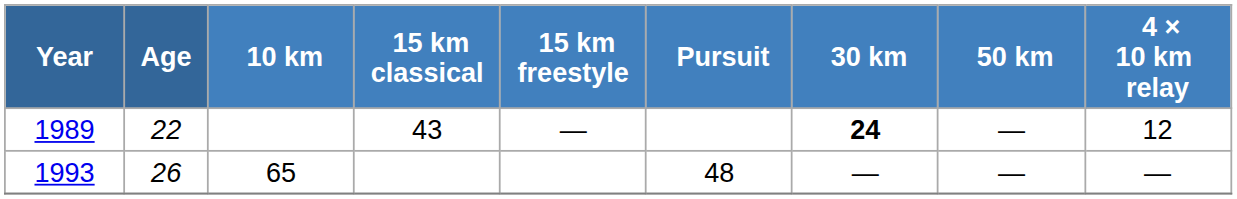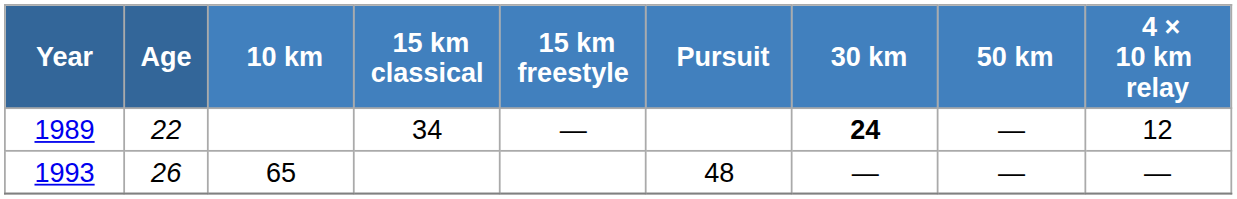(427, 130) 43 -> (427, 130) 34
